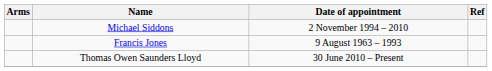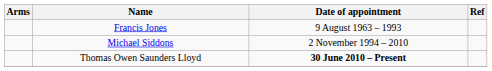rows swapped: (140, 43) <-> (140, 27)
(358, 58) normal -> (358, 58) bold
